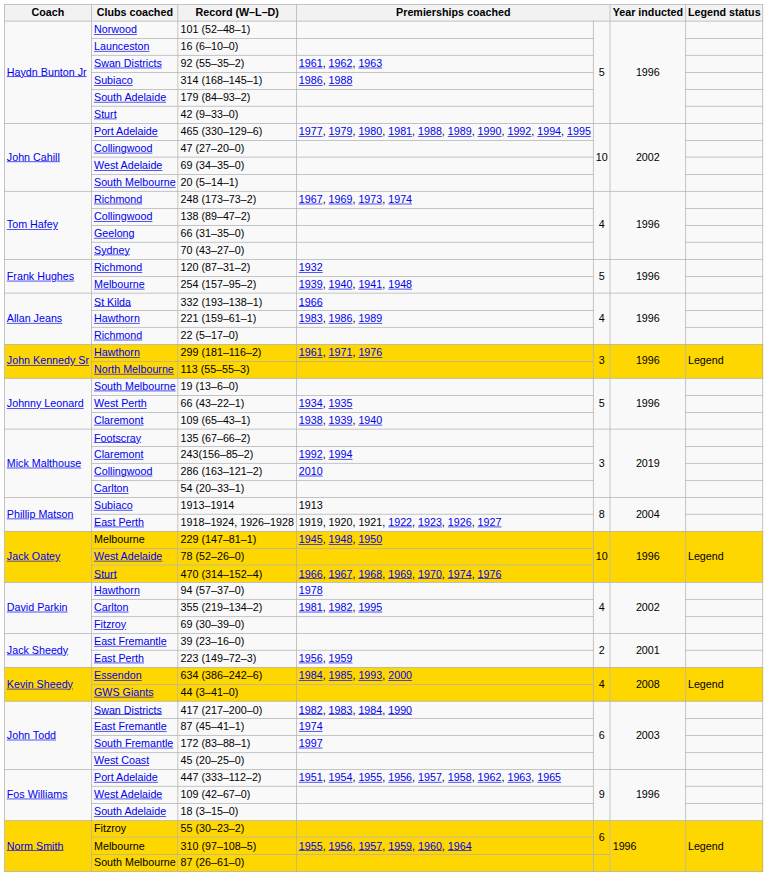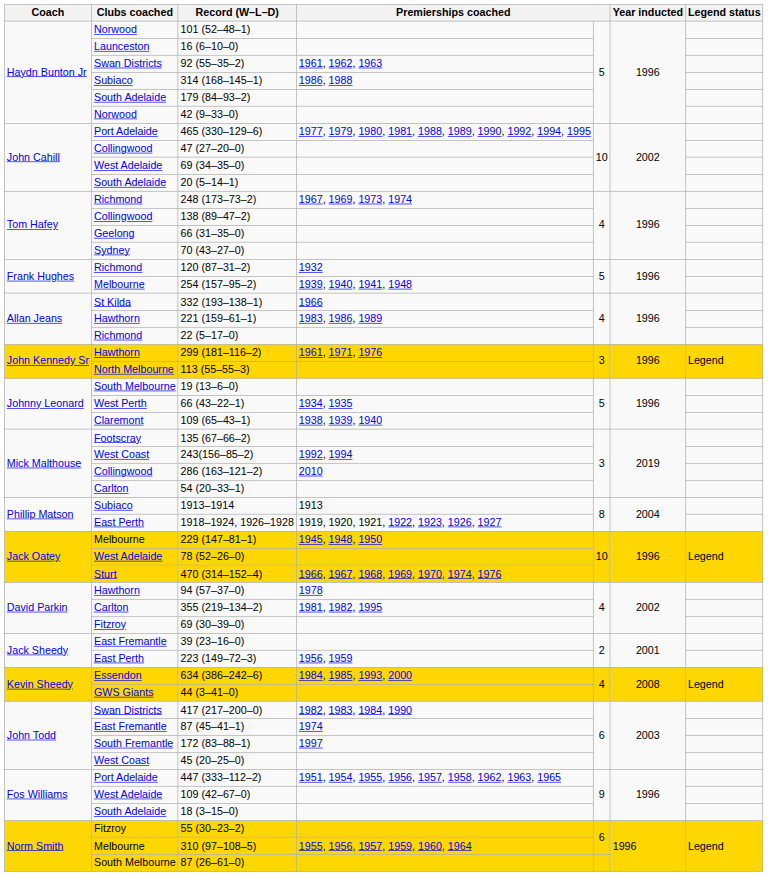(105, 115) Sturt -> (115, 115) Norwood
(135, 183) South Melbourne -> (130, 183) South Adelaide
(119, 455) Claremont -> (122, 455) West Coast
